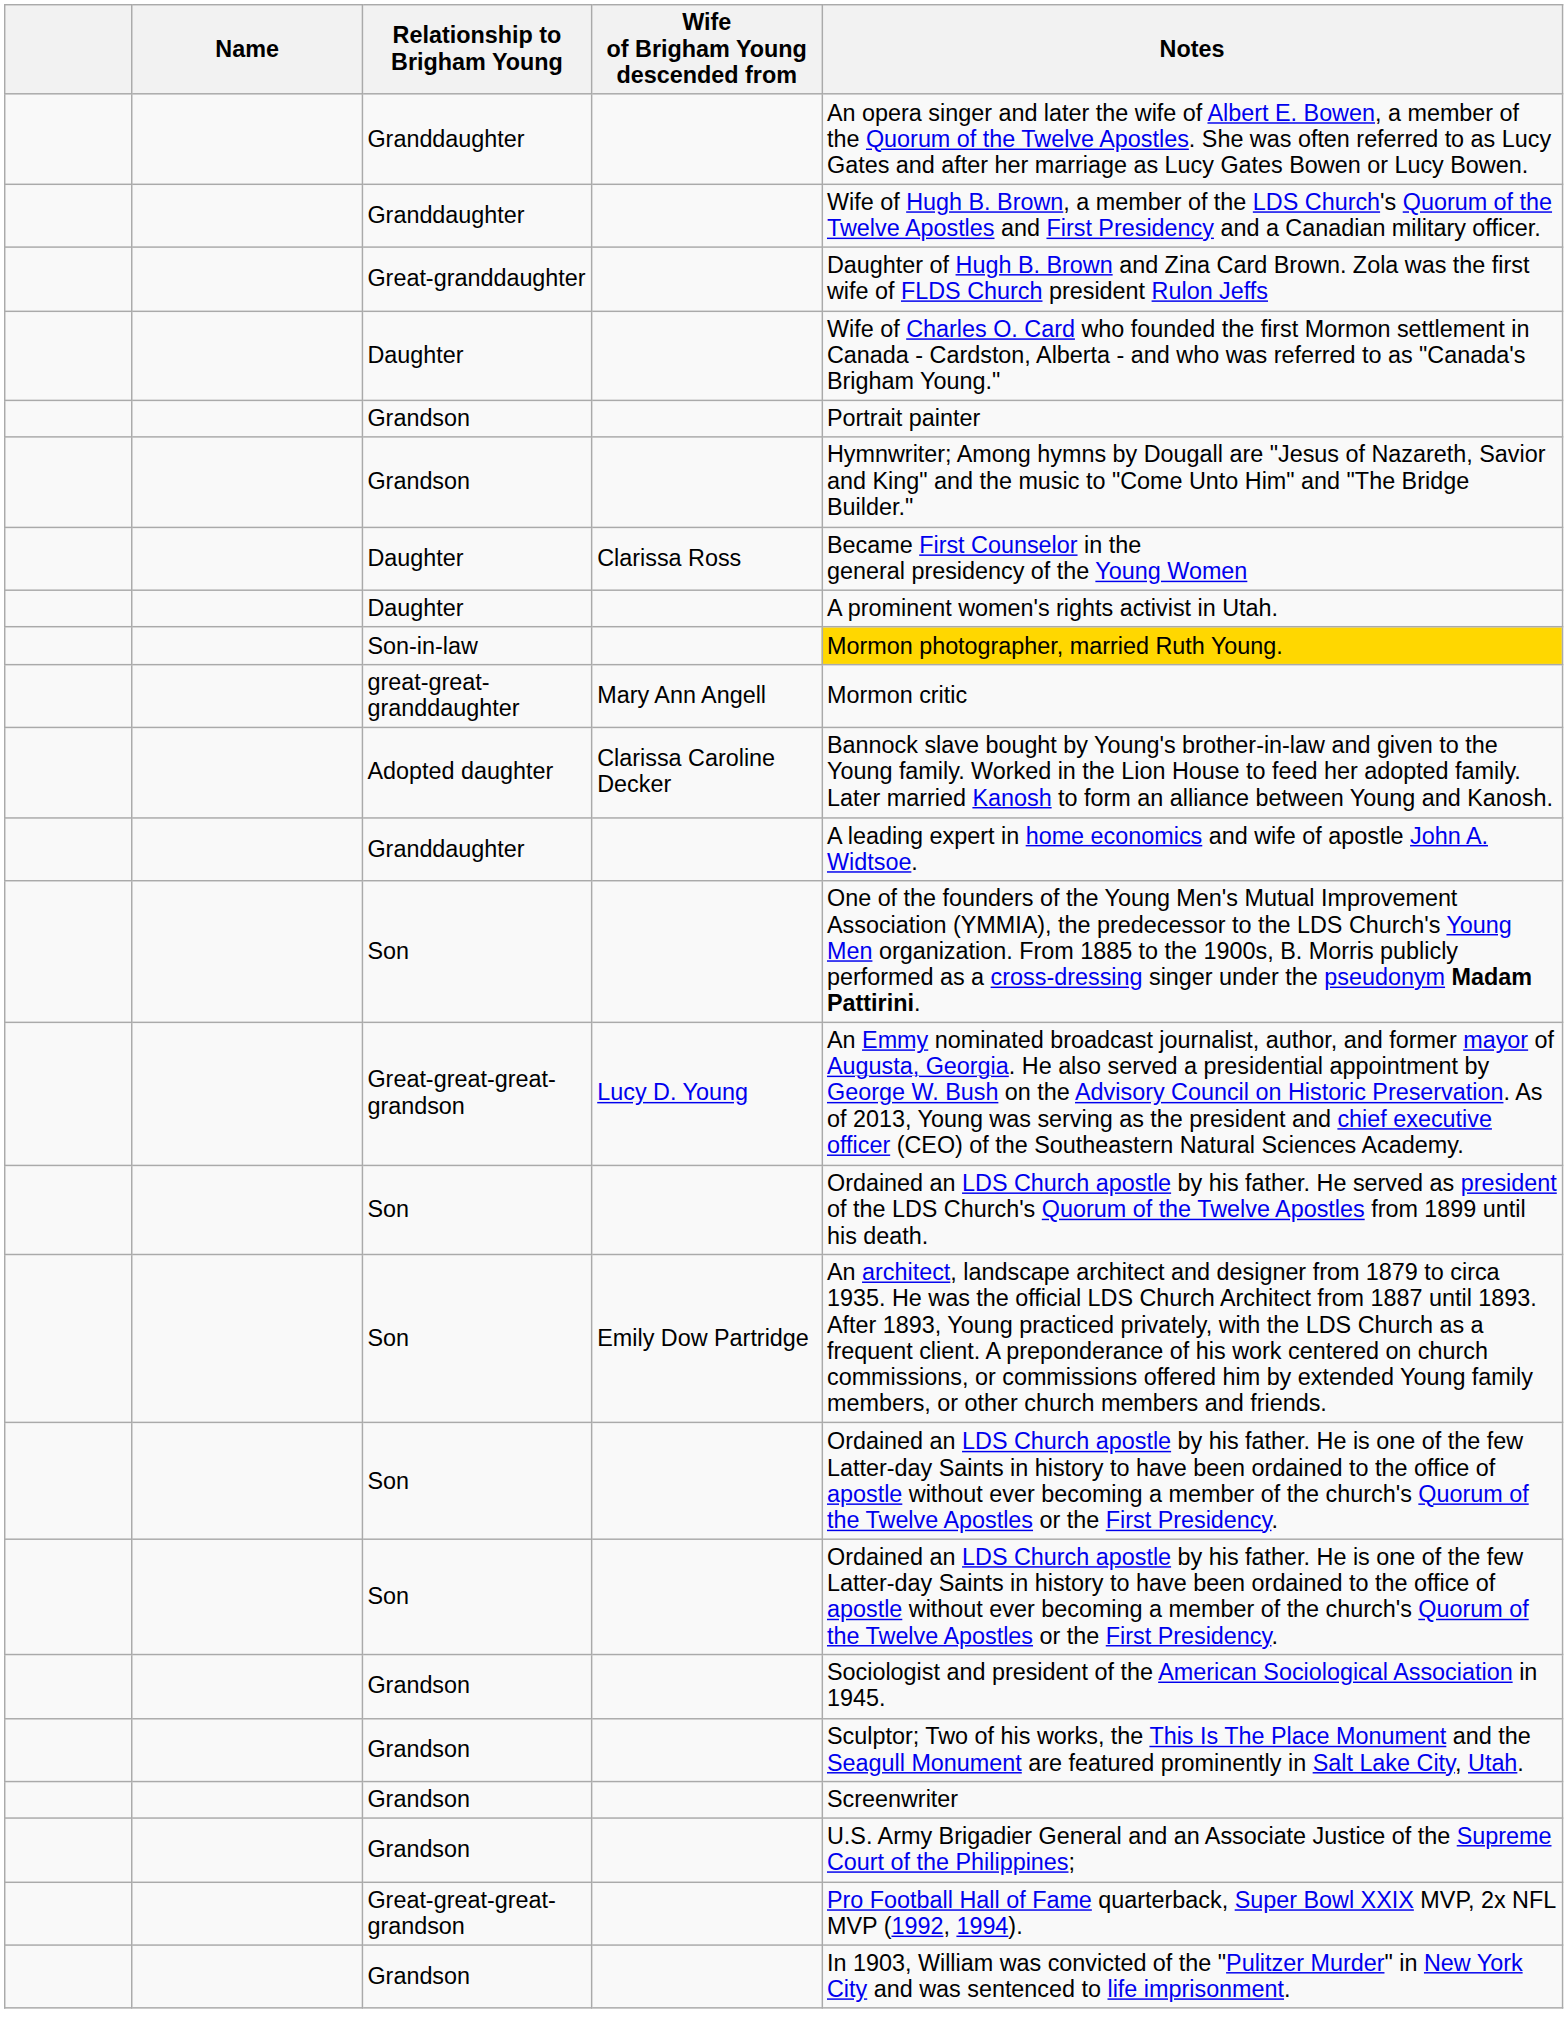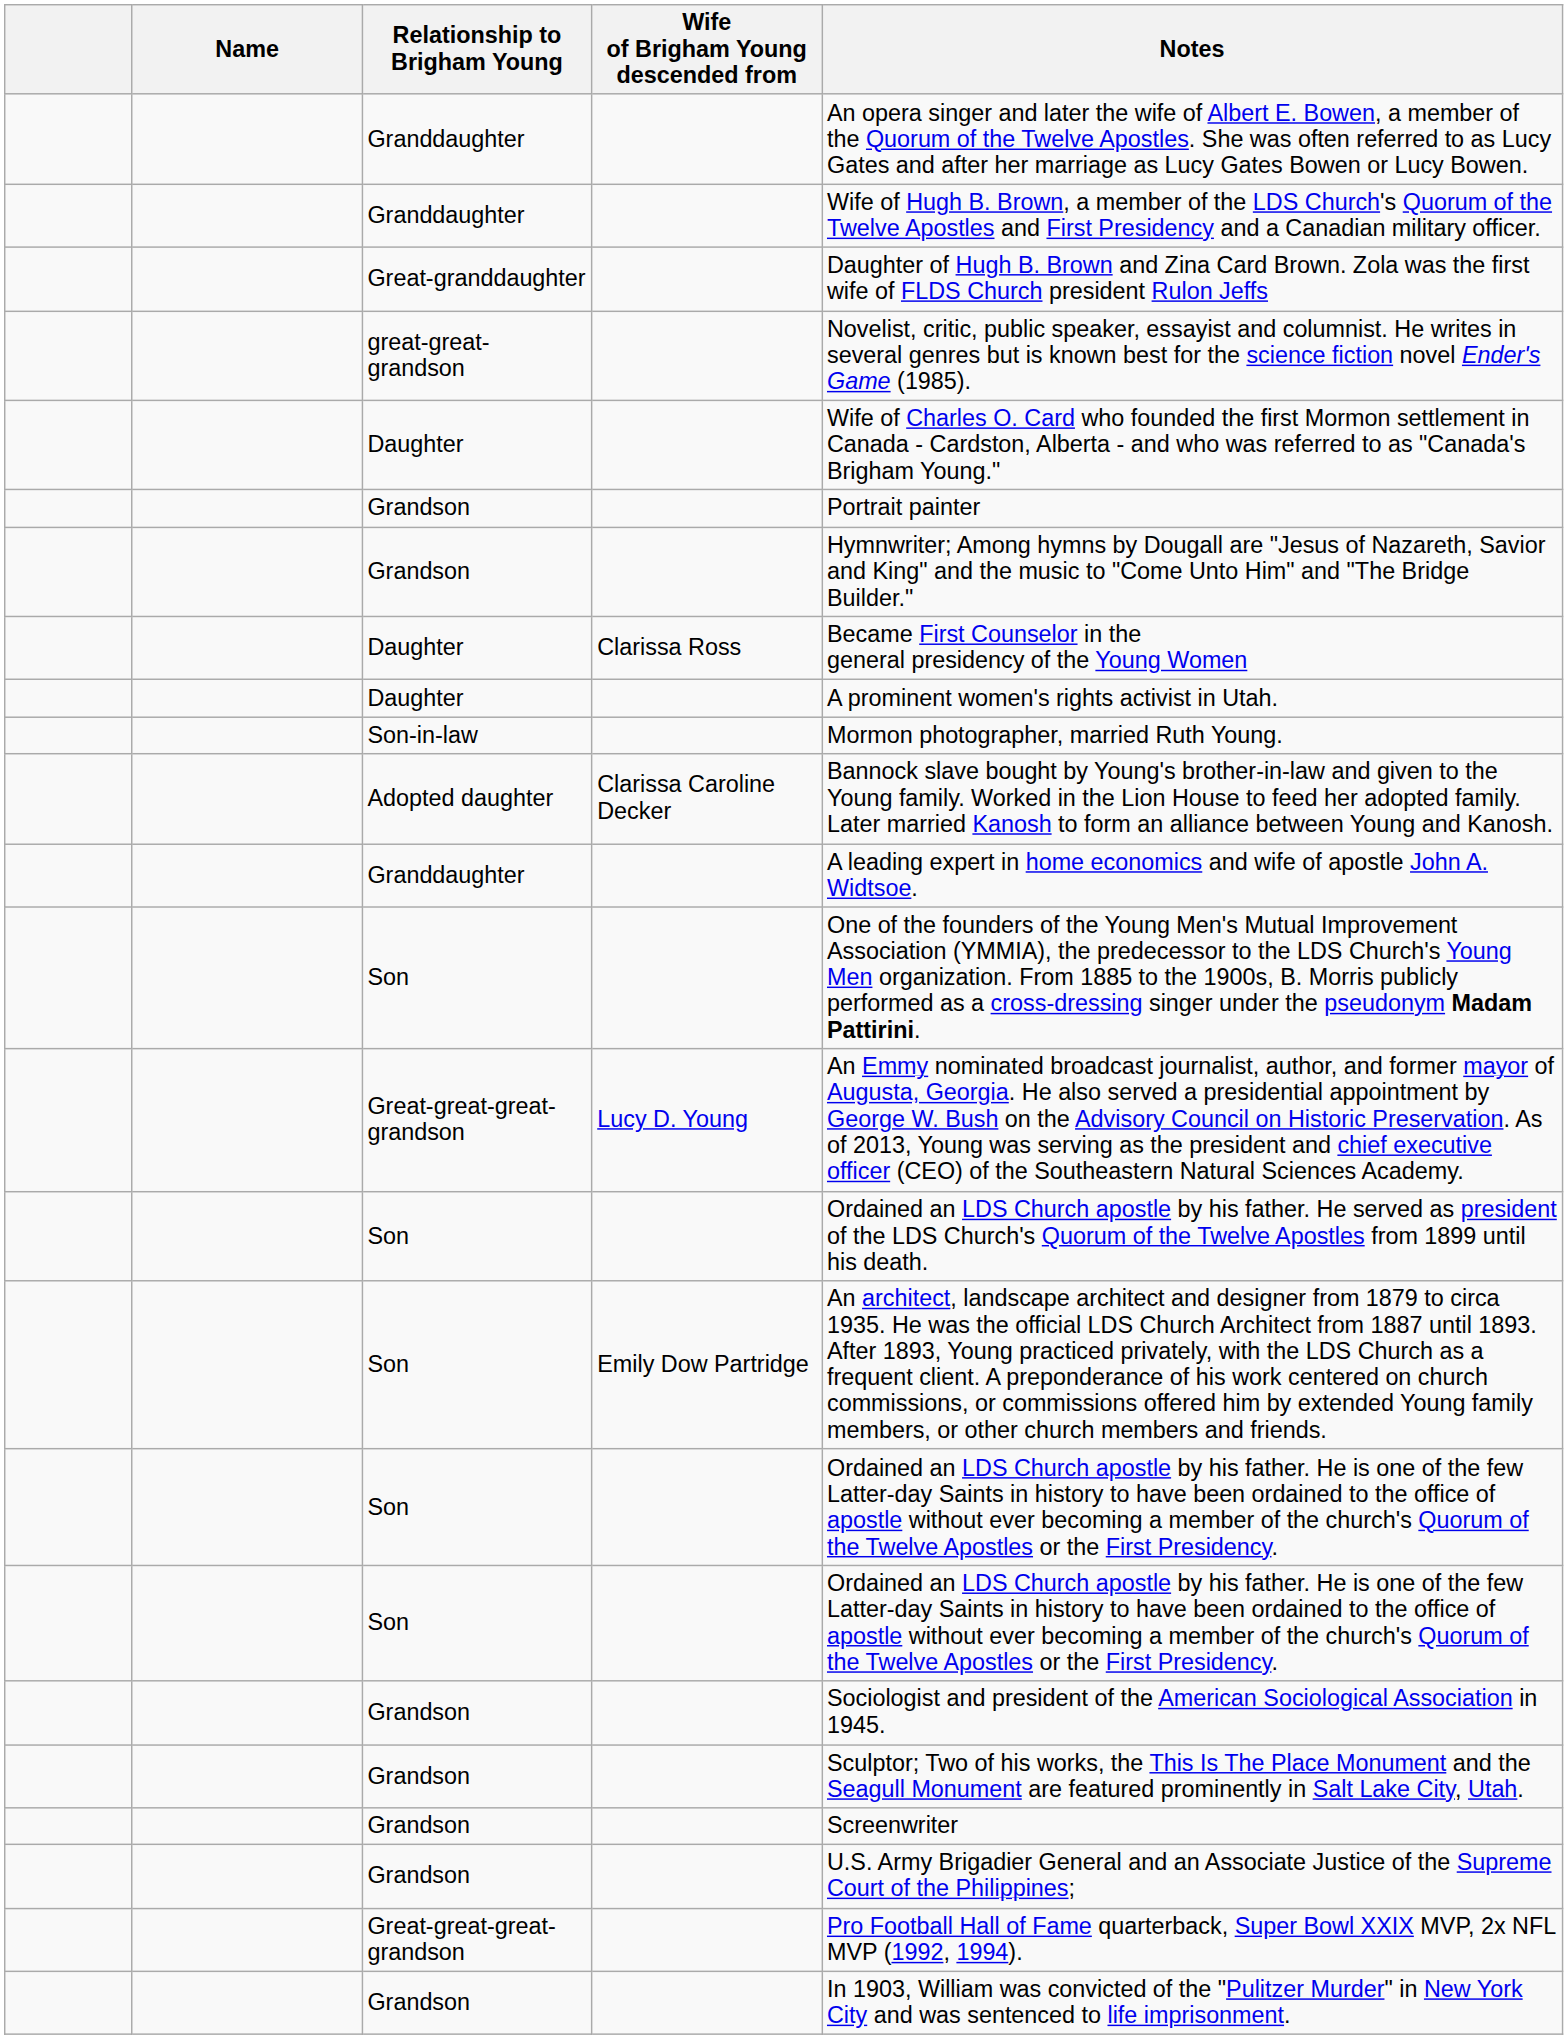+ row: (428, 355)
(1055, 645) gold background -> (1055, 735) no background
- row: (443, 695)
